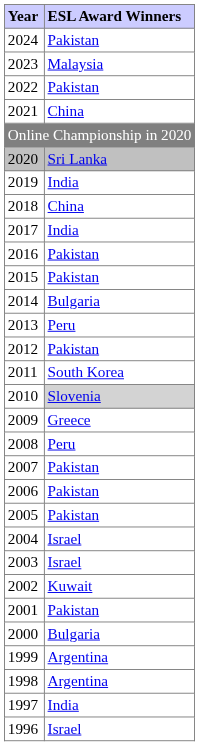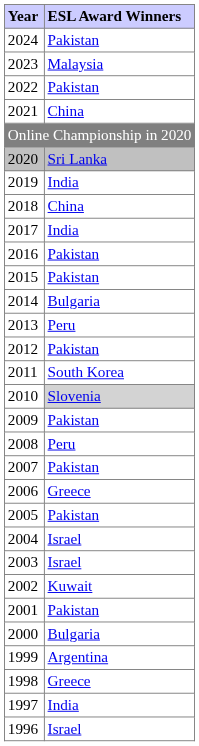(69, 420) Greece -> (73, 420) Pakistan
(73, 491) Pakistan -> (69, 491) Greece
(78, 681) Argentina -> (69, 681) Greece
